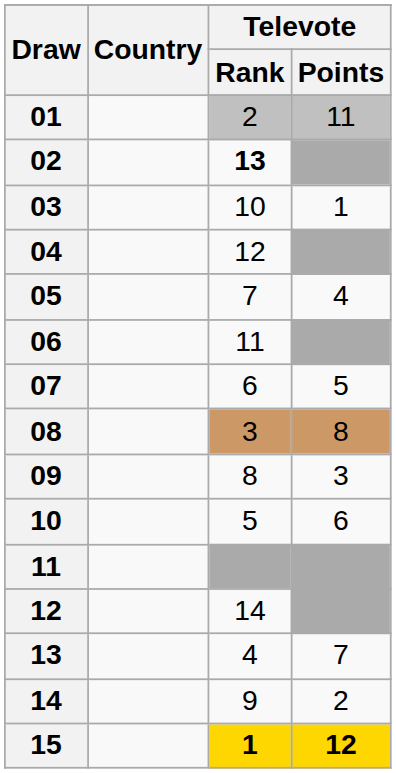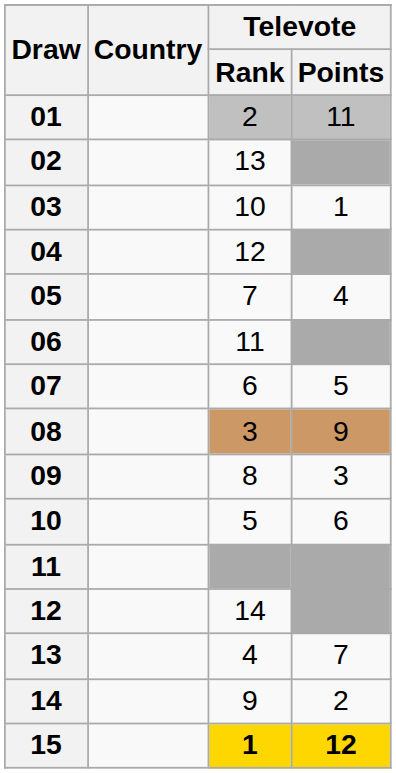(250, 161) bold -> (250, 161) normal
(341, 431) 8 -> (341, 431) 9
